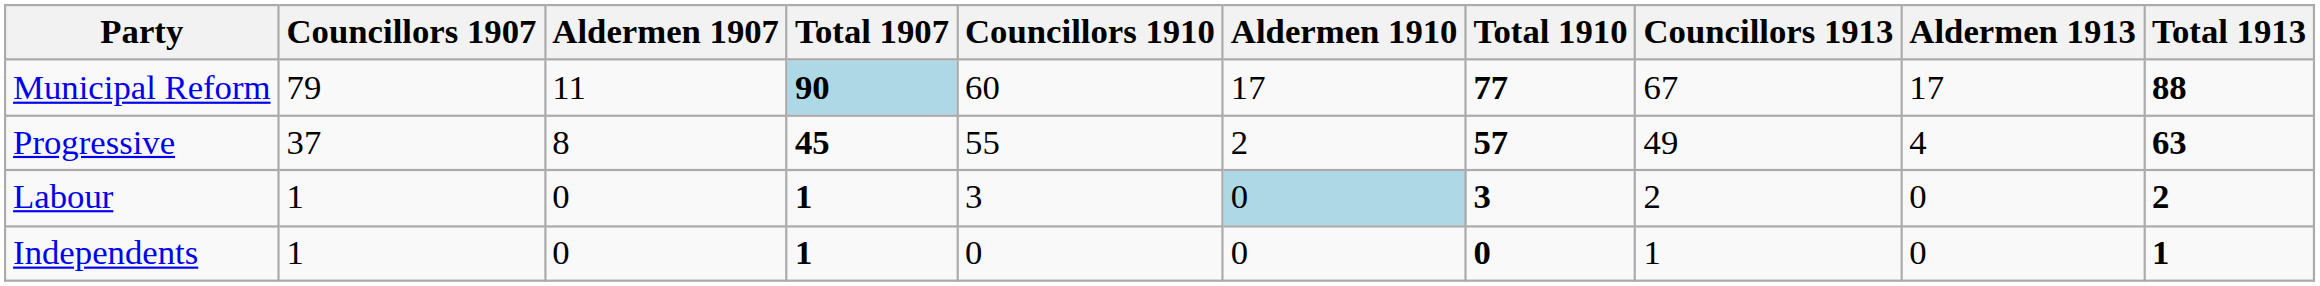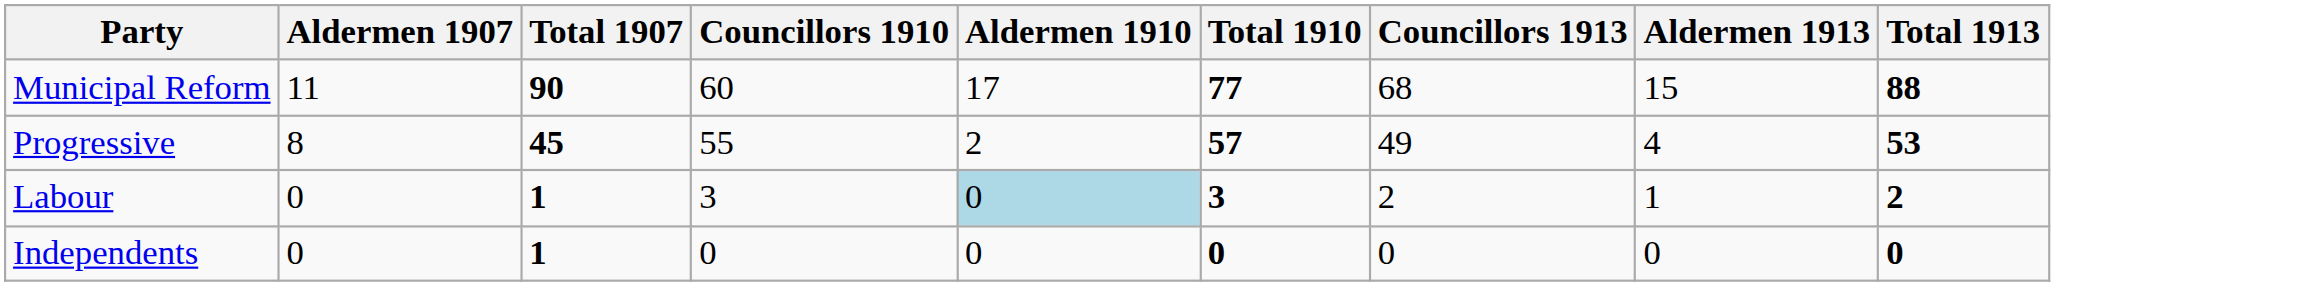- column: (411, 32)
(812, 87) lightblue background -> (547, 87) no background
(1661, 87) 67 -> (1395, 87) 68
(1927, 87) 17 -> (1661, 87) 15
(2169, 142) 63 -> (1904, 142) 53
(1918, 197) 0 -> (1652, 197) 1
(1652, 252) 1 -> (1386, 252) 0
(2161, 252) 1 -> (1895, 252) 0
